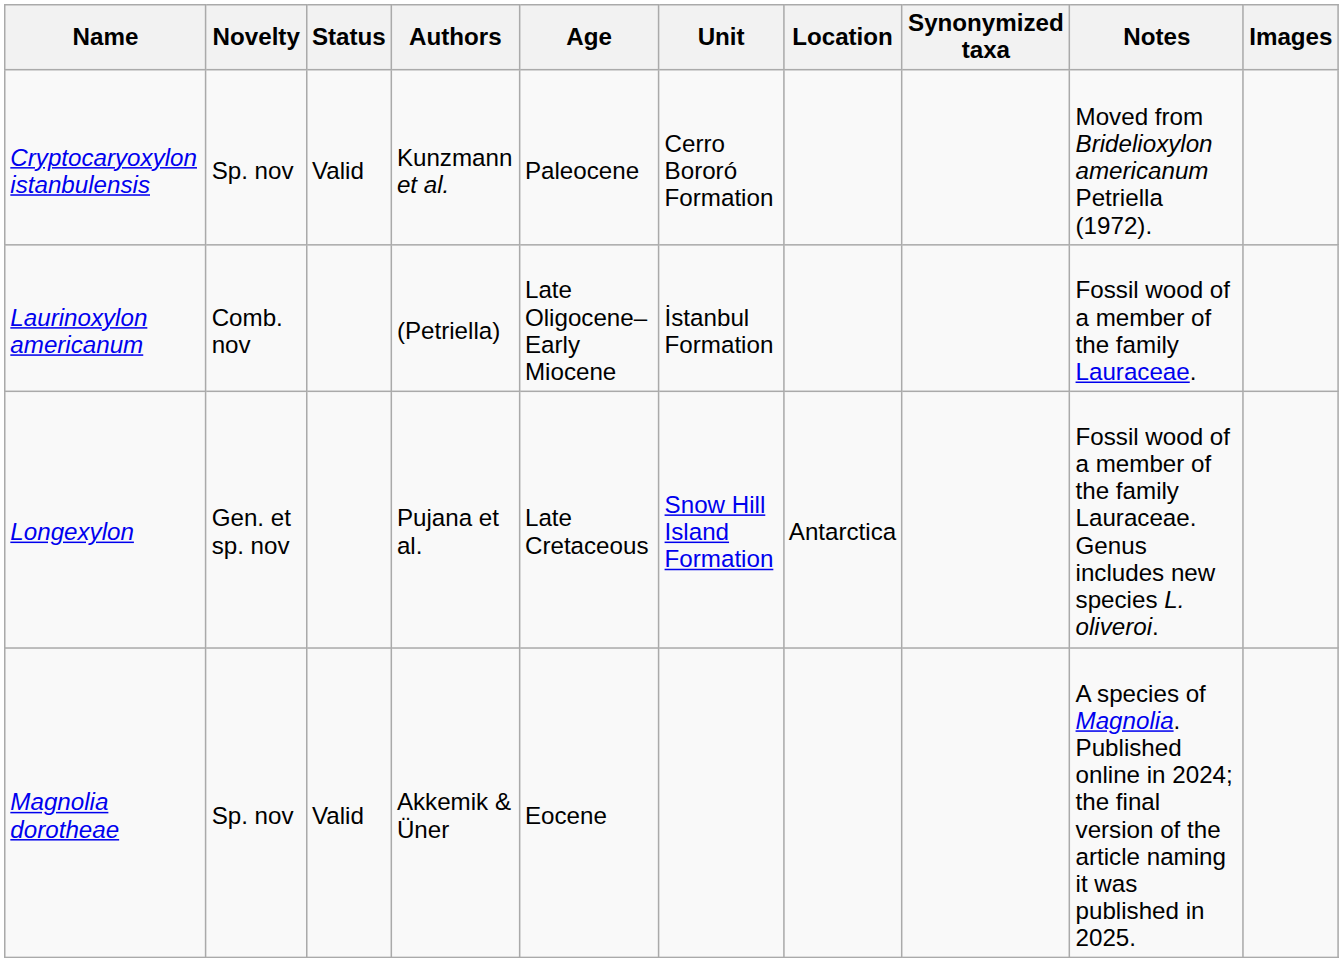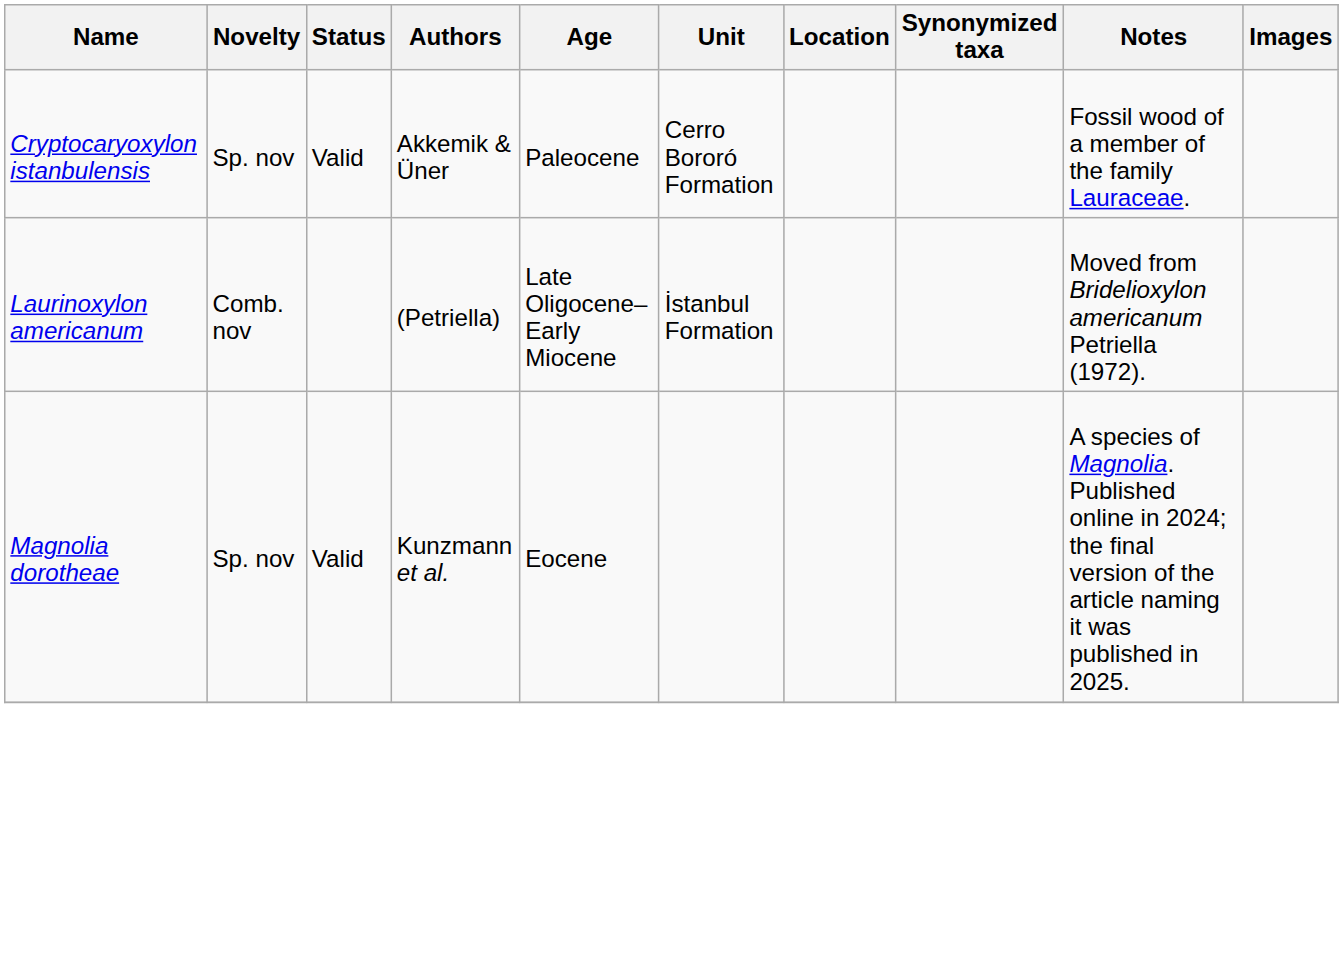(455, 170) Kunzmann et al. -> (454, 157) Akkemik & Üner
(1144, 170) Moved from Bridelioxylon americanum Petriella (1972). -> (1147, 157) Fossil wood of a member of the family Lauraceae.
(1153, 331) Fossil wood of a member of the family Lauraceae. -> (1138, 317) Moved from Bridelioxylon americanum Petriella (1972).
- row: (72, 532)
(454, 815) Akkemik & Üner -> (455, 559) Kunzmann et al.
